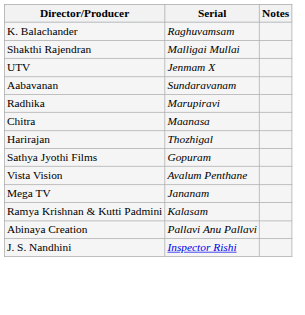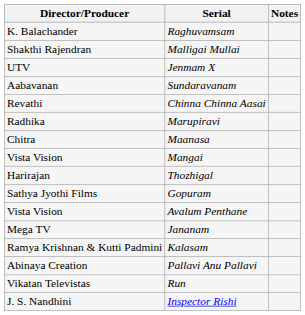+ row: (217, 103)
+ row: (185, 157)
+ row: (177, 283)
